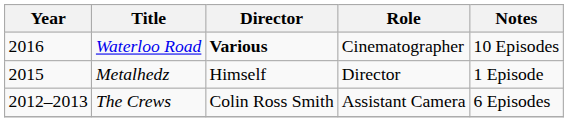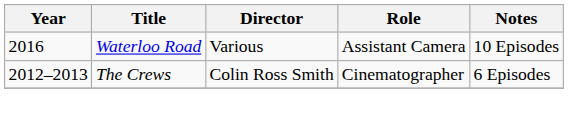(238, 46) bold -> (236, 46) normal
(403, 46) Cinematographer -> (404, 46) Assistant Camera
- row: (133, 74)
(404, 102) Assistant Camera -> (403, 74) Cinematographer
